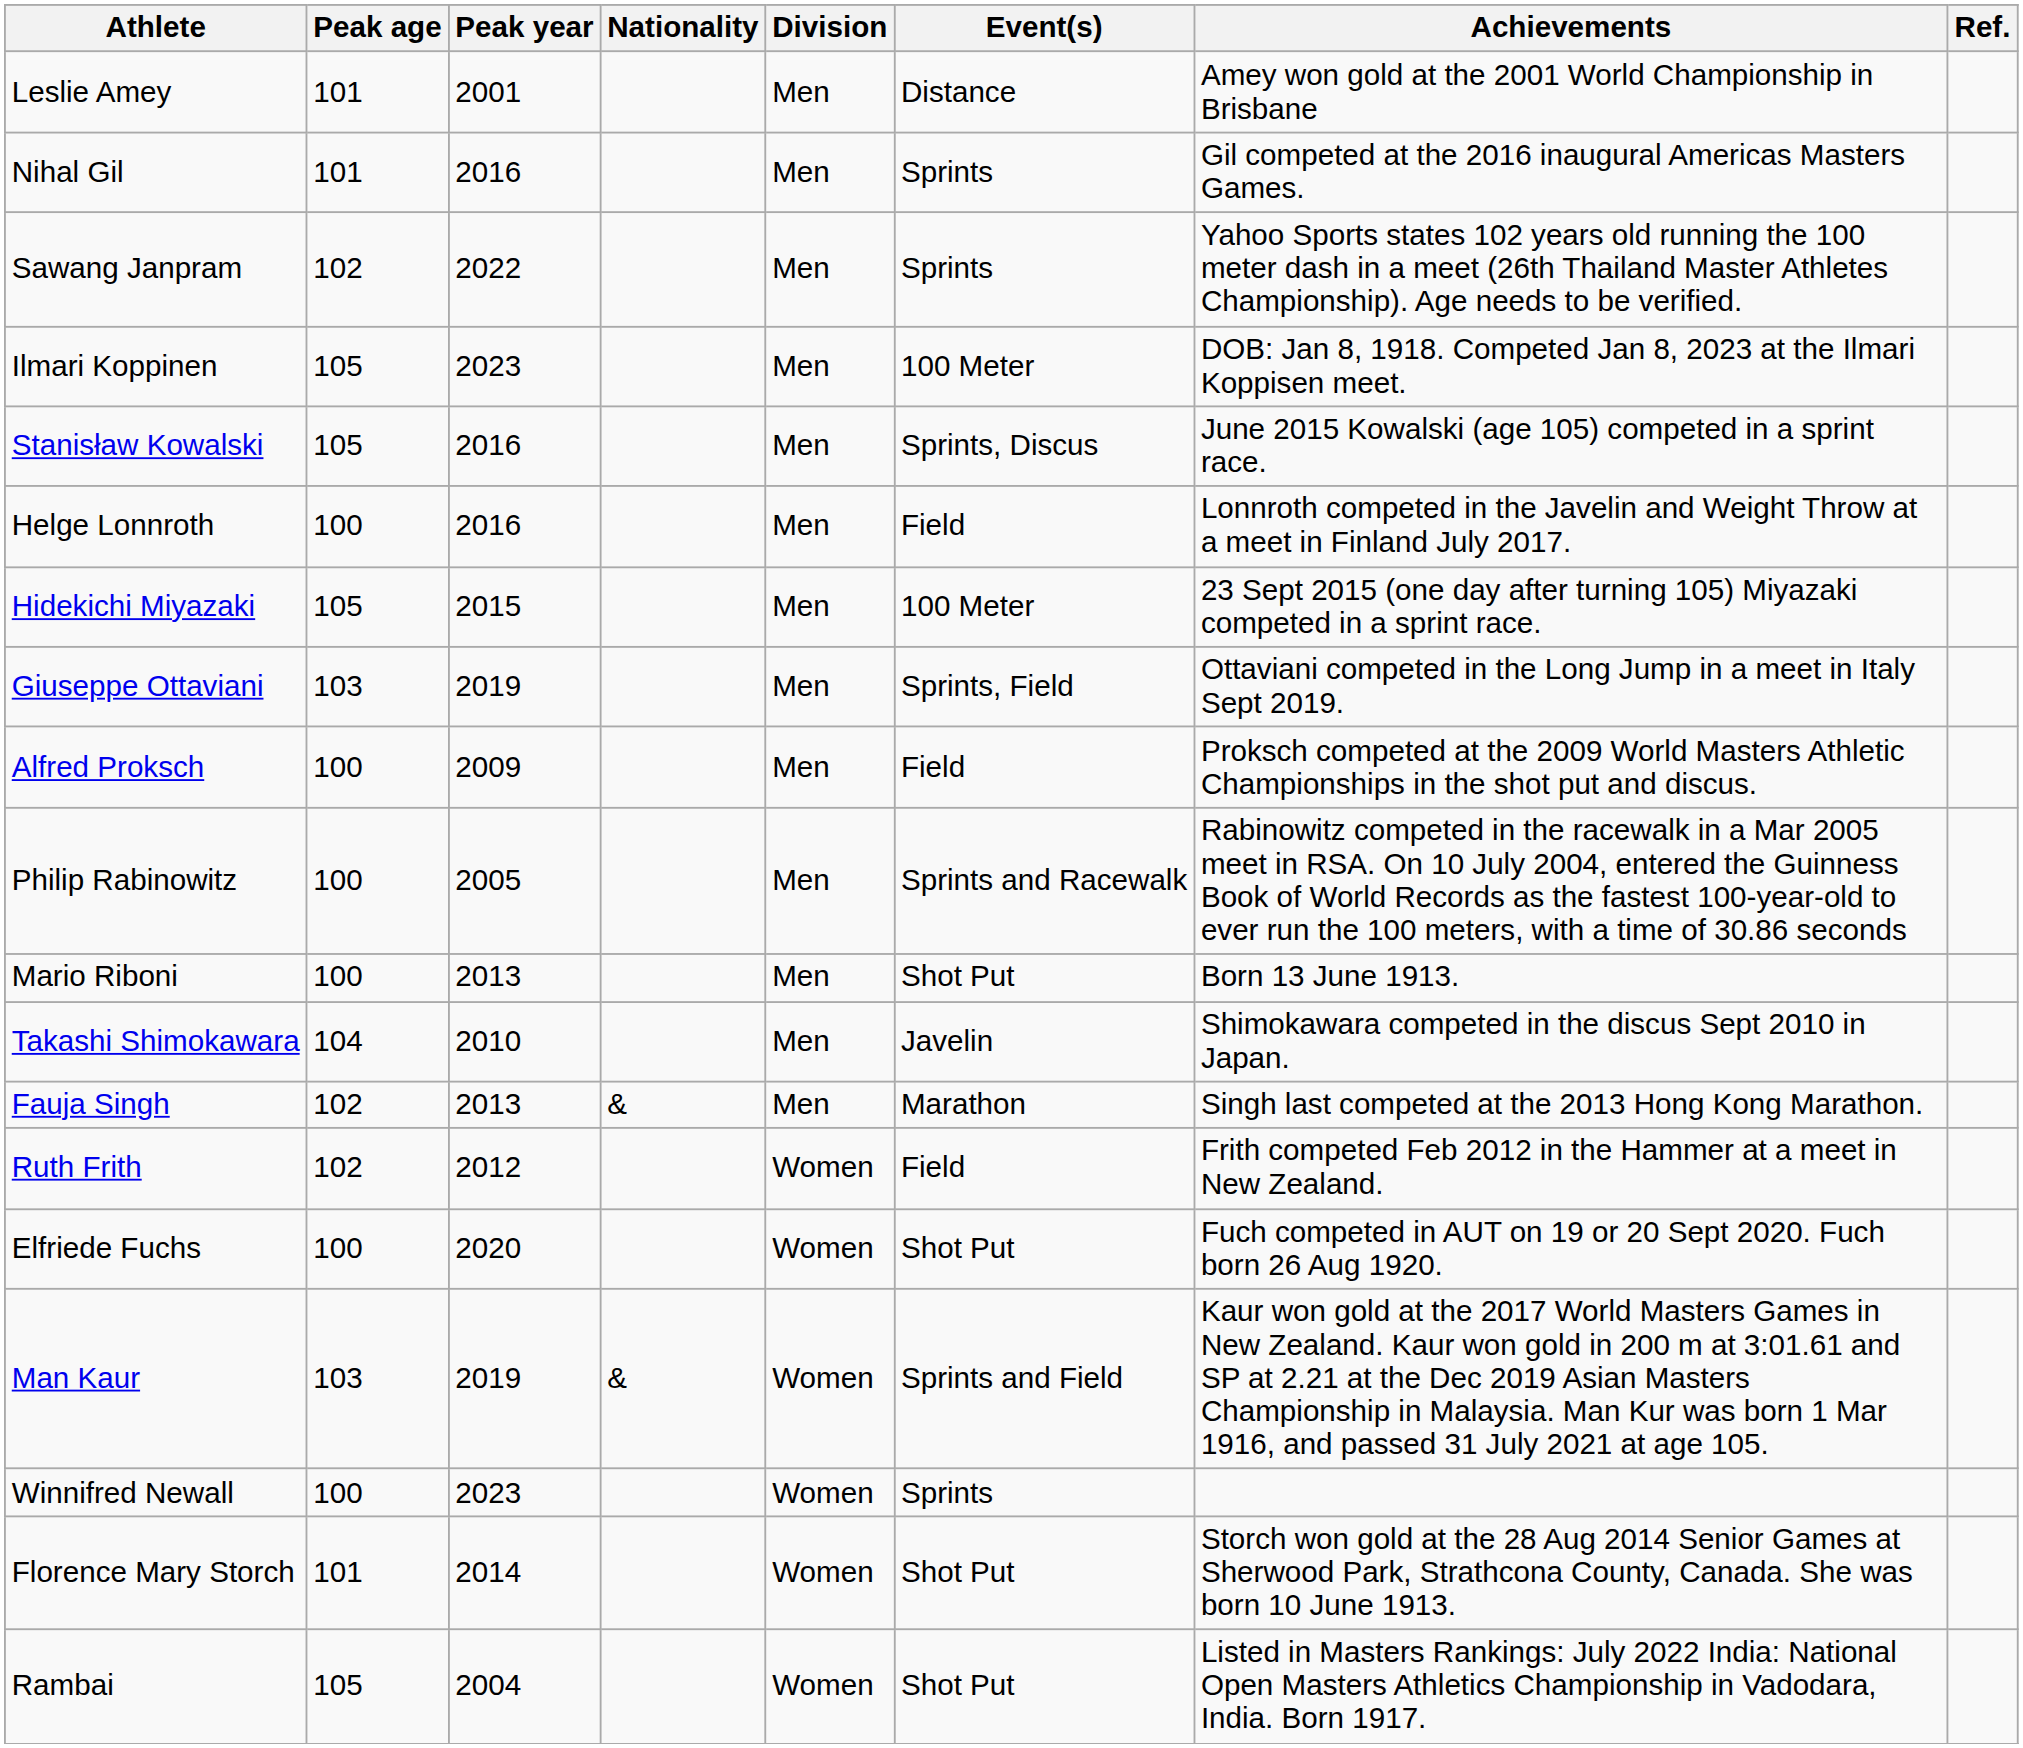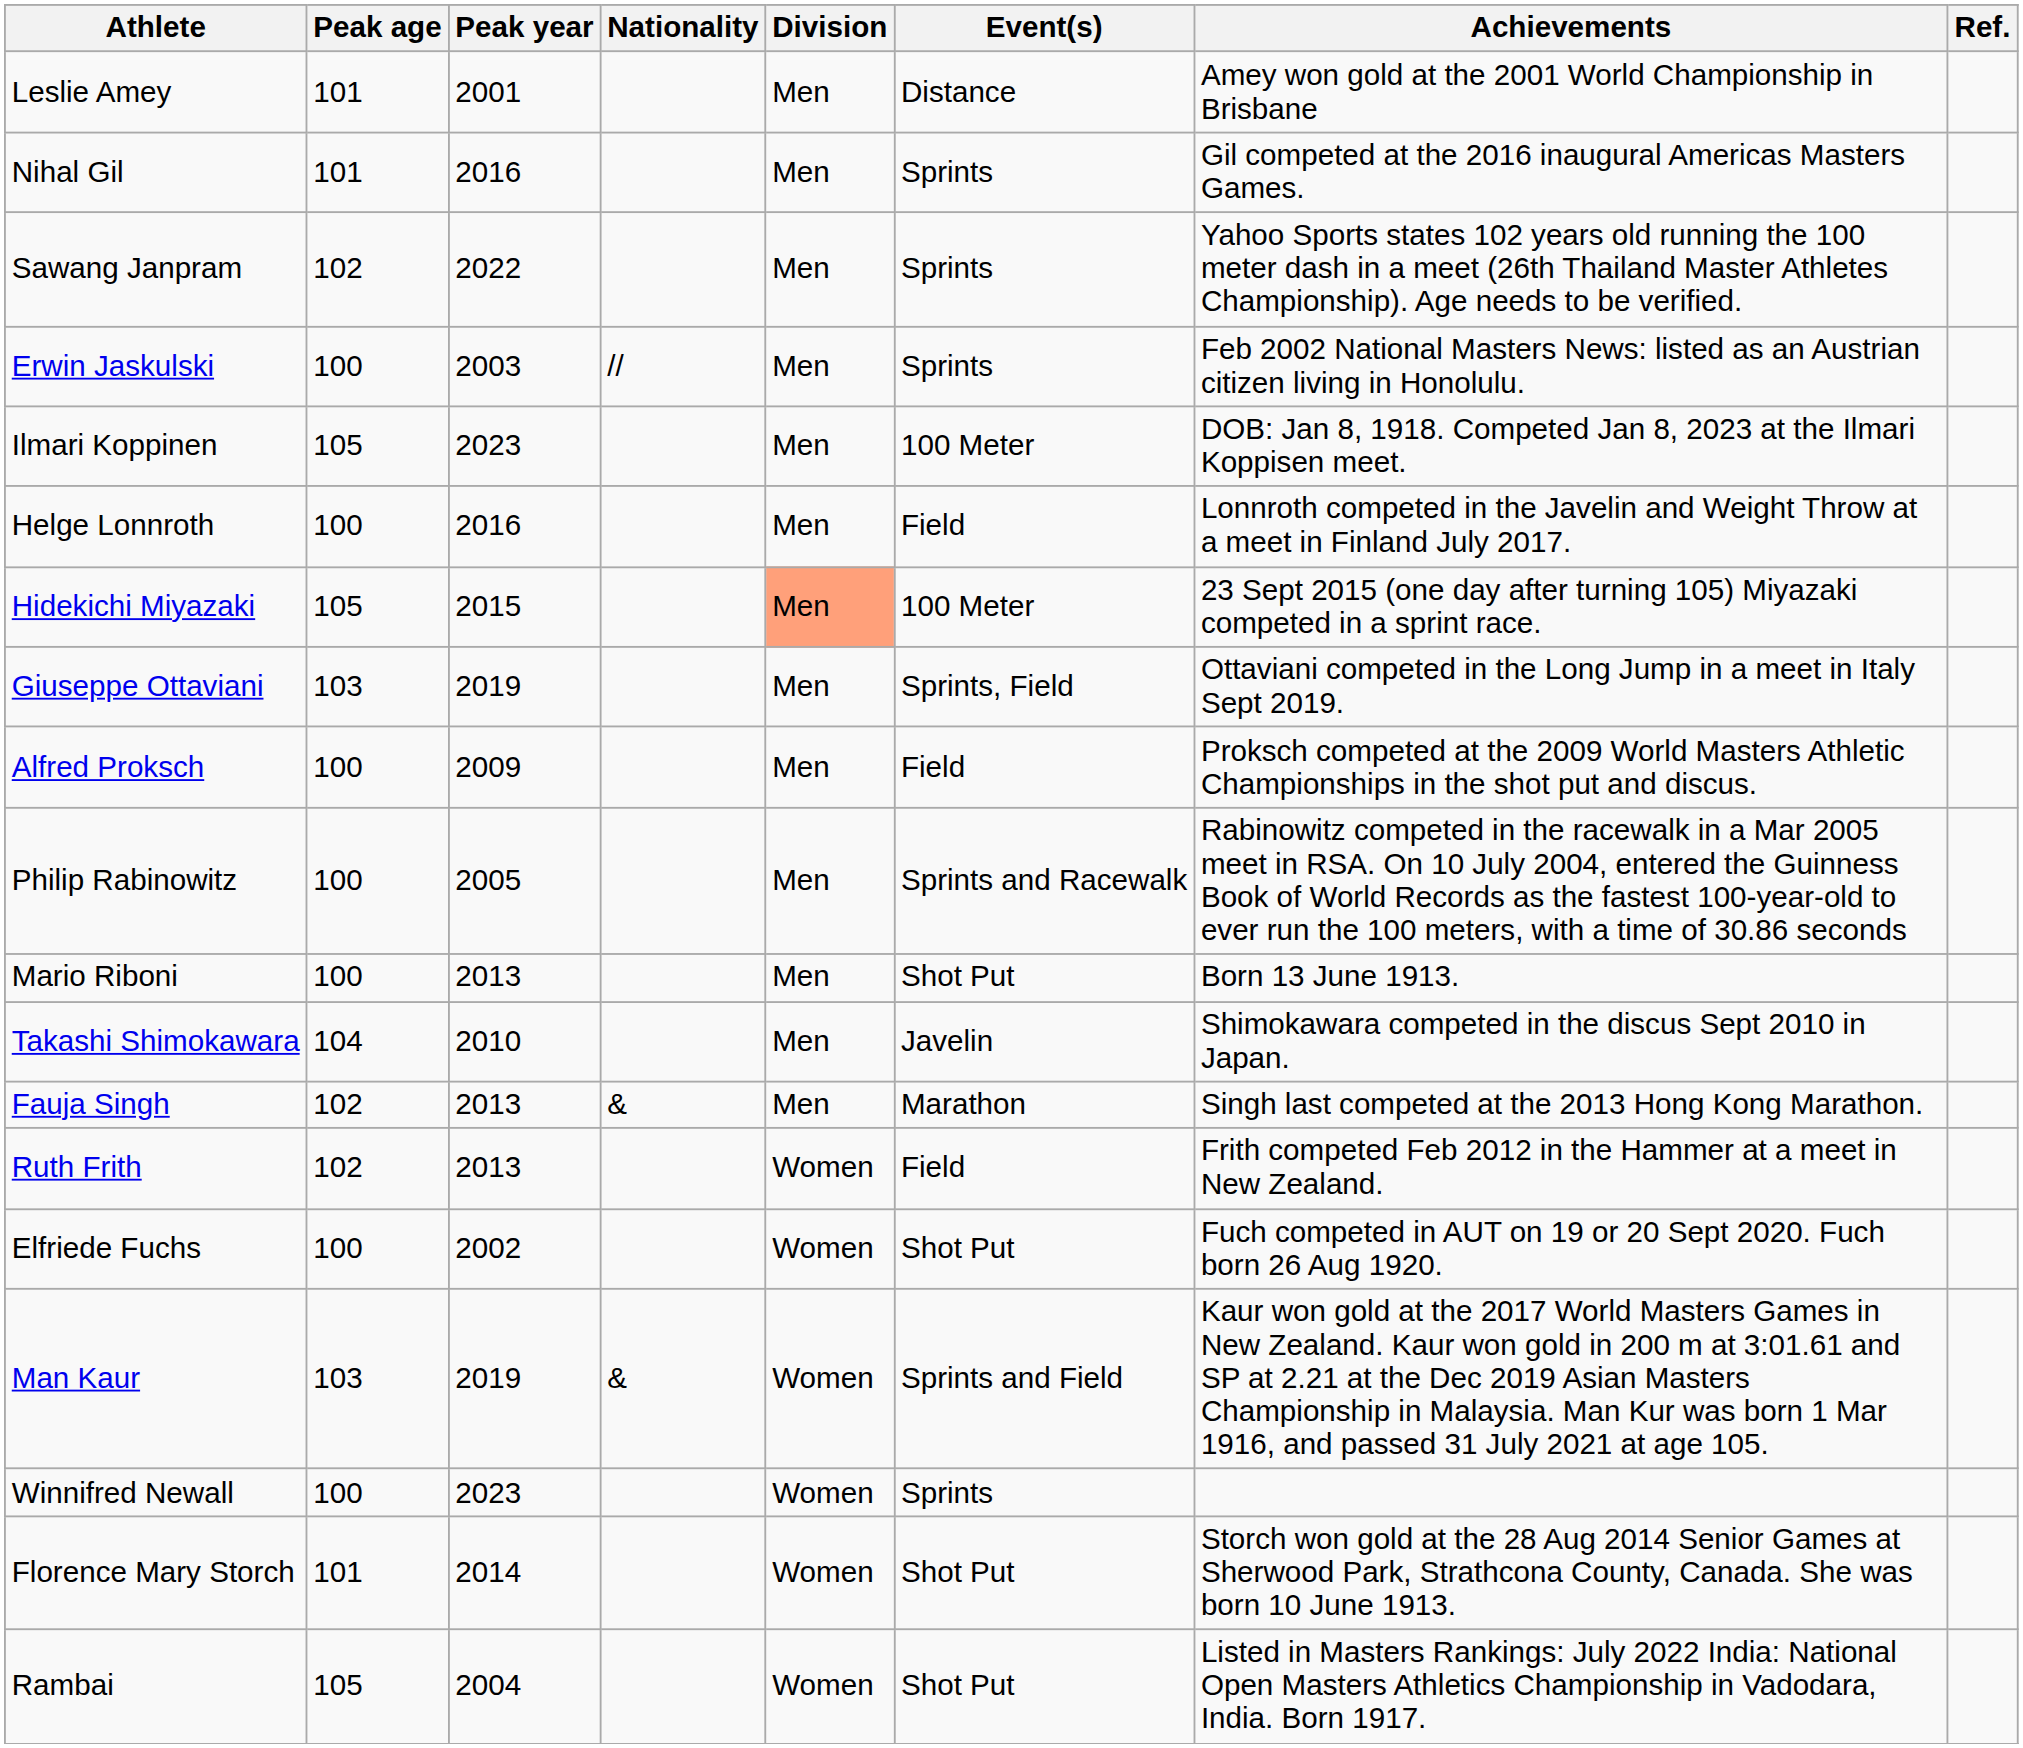+ row: (113, 365)
- row: (138, 445)
(801, 606) no background -> (801, 606) lightsalmon background
(488, 1168) 2012 -> (488, 1168) 2013
(488, 1248) 2020 -> (488, 1248) 2002
